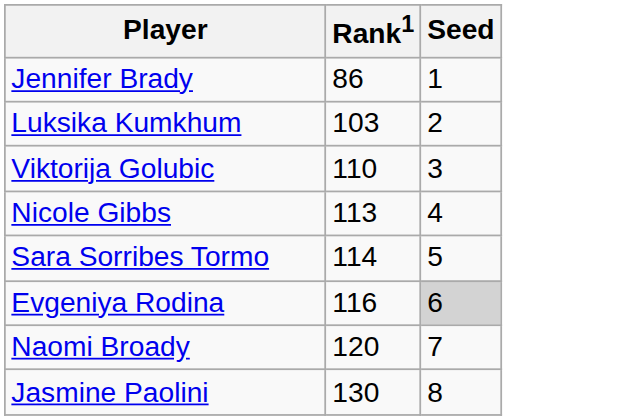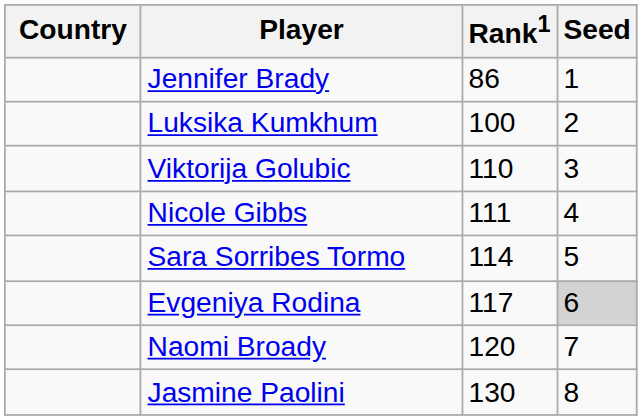+ column: (73, 30)
(356, 123) 103 -> (492, 123) 100
(355, 213) 113 -> (490, 213) 111
(355, 302) 116 -> (491, 302) 117
